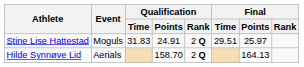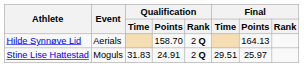rows swapped: (48, 41) <-> (44, 56)
